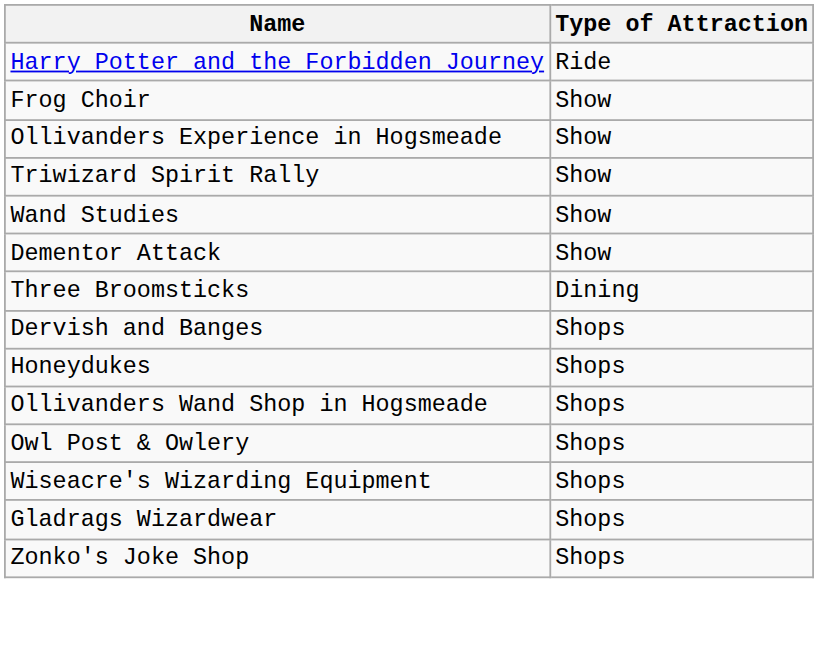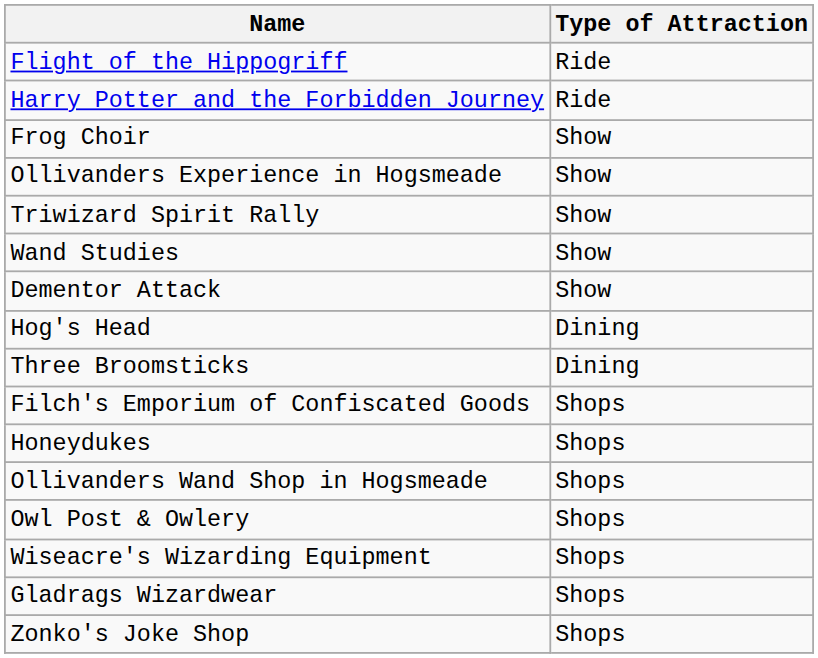+ row: (179, 62)
+ row: (81, 329)
- row: (137, 329)
+ row: (270, 405)
